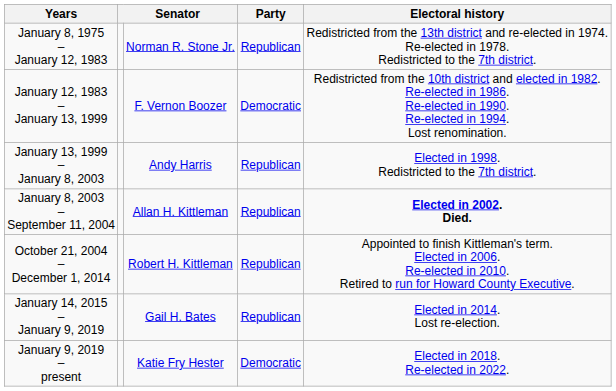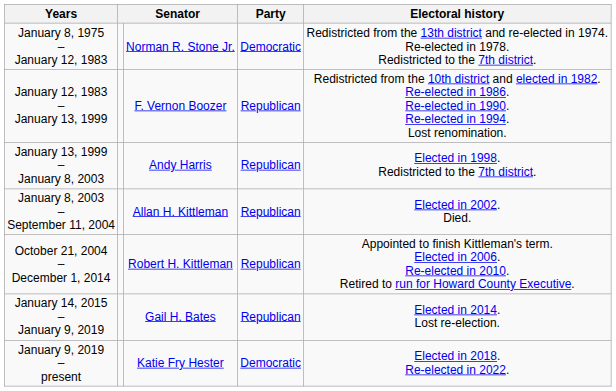(271, 46) Republican -> (271, 46) Democratic
(271, 106) Democratic -> (271, 106) Republican
(457, 211) bold -> (457, 211) normal
